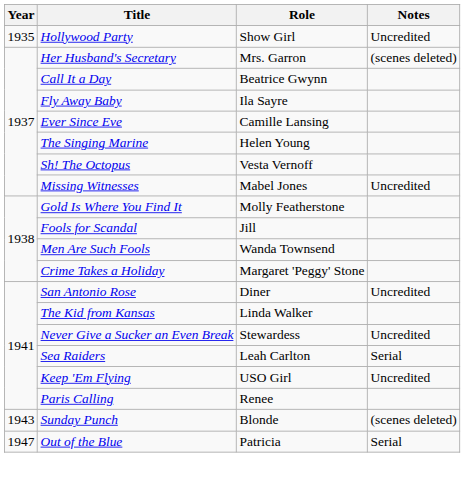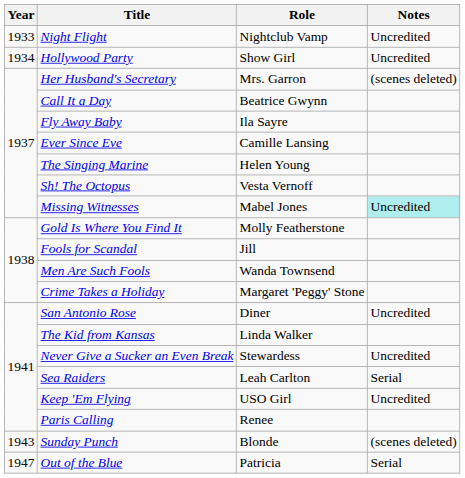+ row: (74, 36)
(21, 36) 1935 -> (21, 57) 1934
(400, 185) no background -> (400, 206) paleturquoise background
